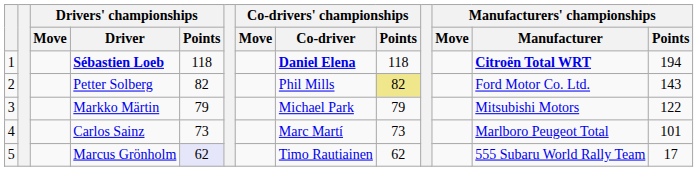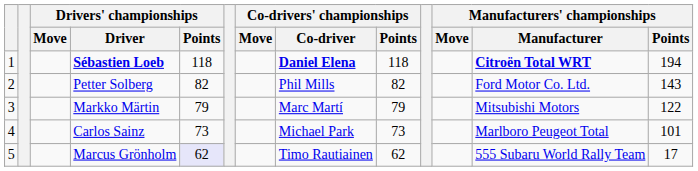(398, 84) khaki background -> (398, 84) no background
(316, 108) Michael Park -> (311, 108) Marc Martí
(311, 131) Marc Martí -> (316, 131) Michael Park
